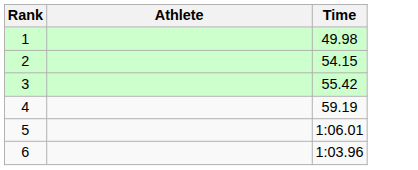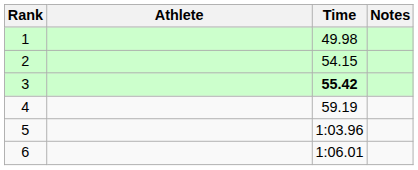+ column: (390, 15)
(339, 84) normal -> (339, 84) bold
(339, 130) 1:06.01 -> (339, 130) 1:03.96
(339, 152) 1:03.96 -> (339, 152) 1:06.01
